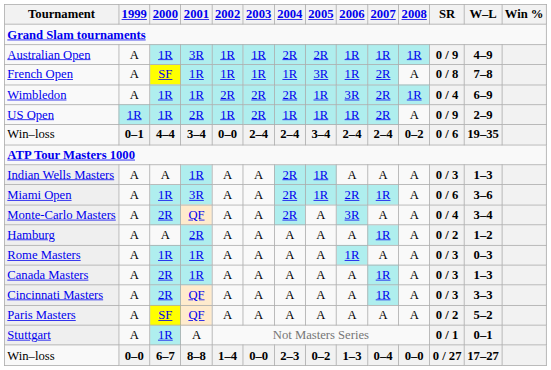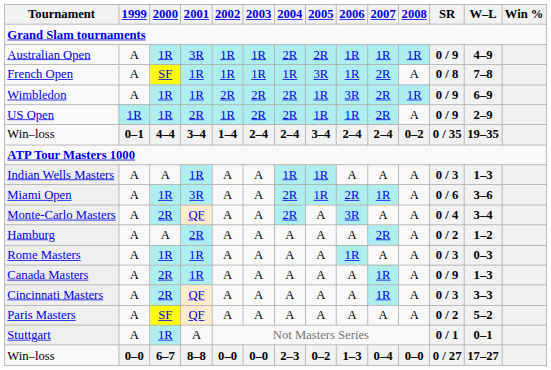(447, 94) 0 / 4 -> (447, 94) 0 / 9
(290, 114) 1R -> (290, 114) 2R
(228, 134) 0–0 -> (228, 134) 1–4
(447, 134) 0 / 6 -> (447, 134) 0 / 35
(290, 174) 2R -> (290, 174) 1R
(383, 235) 1R -> (383, 235) 2R
(447, 275) 0 / 3 -> (447, 275) 0 / 9
(228, 355) 1–4 -> (228, 355) 0–0
